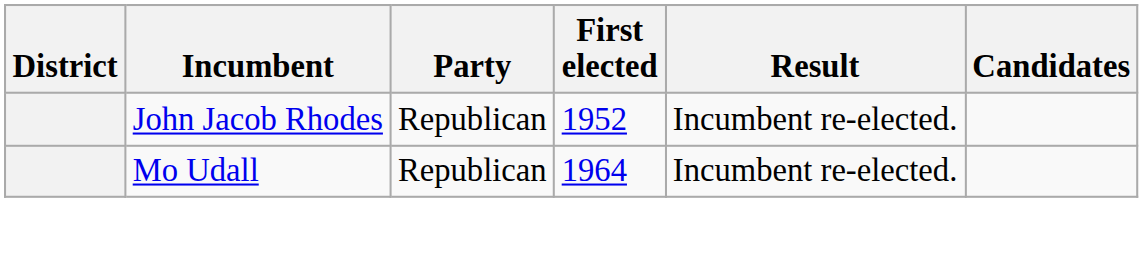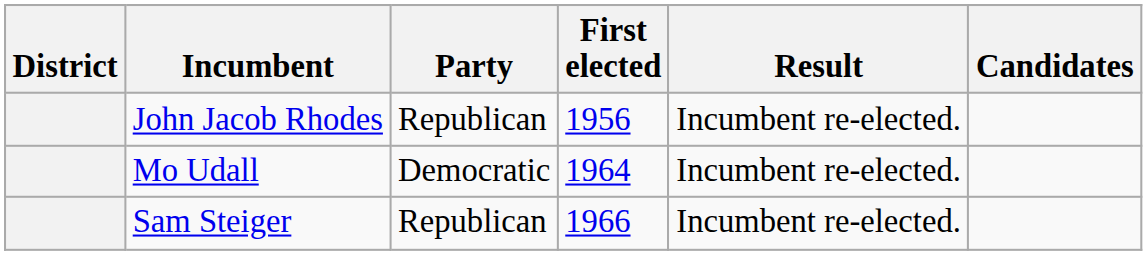(594, 118) 1952 -> (598, 118) 1956
(472, 170) Republican -> (474, 170) Democratic
+ row: (212, 222)
